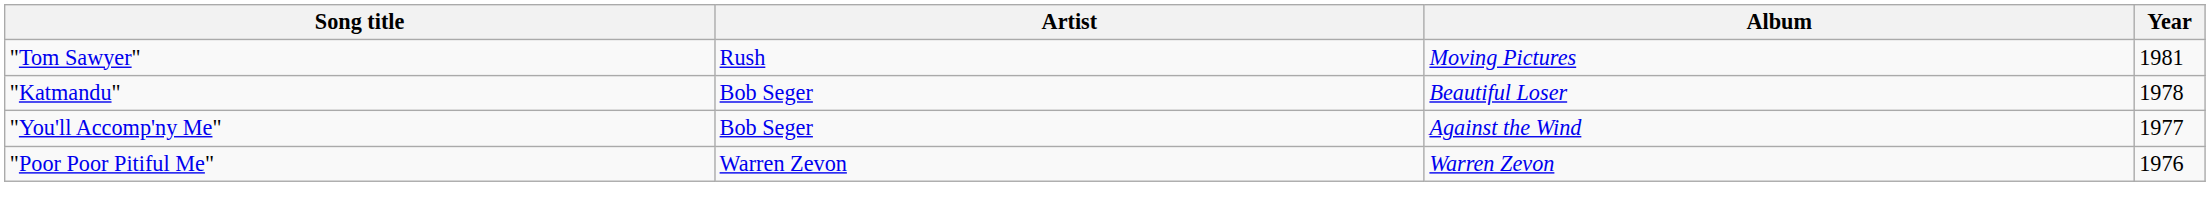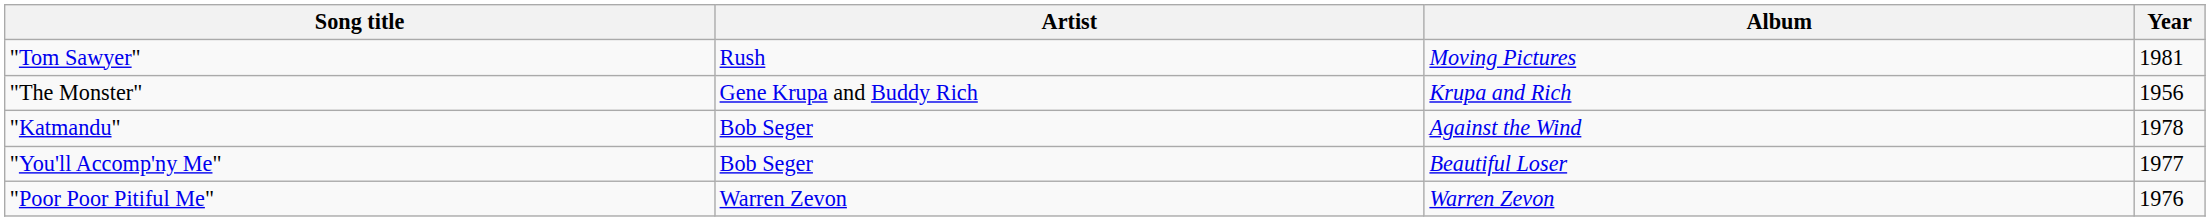+ row: (76, 92)
(1498, 92) Beautiful Loser -> (1505, 127) Against the Wind
(1505, 127) Against the Wind -> (1498, 163) Beautiful Loser
